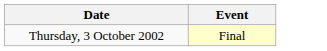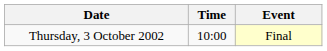+ column: (212, 14)
